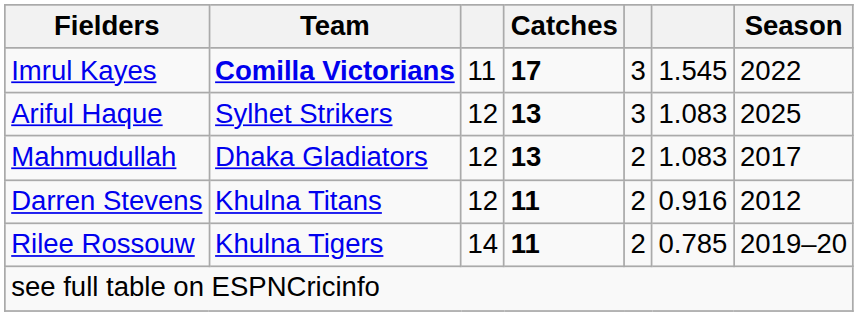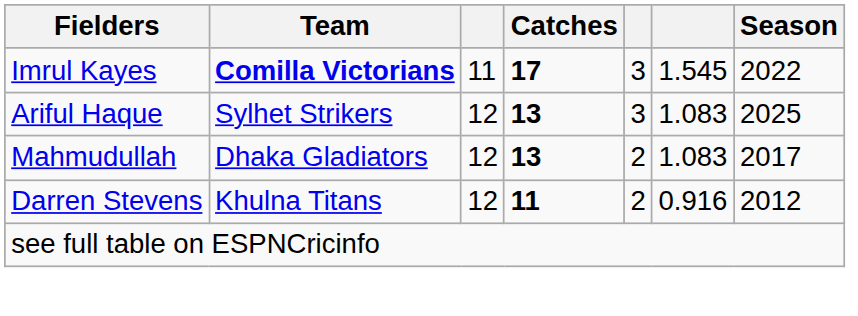- row: (103, 244)
